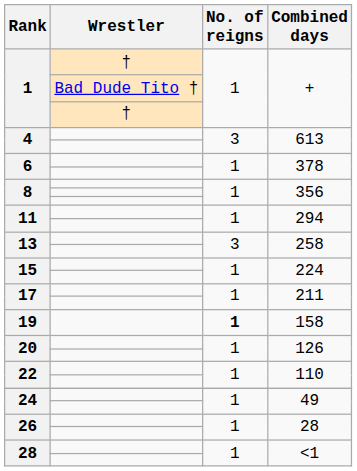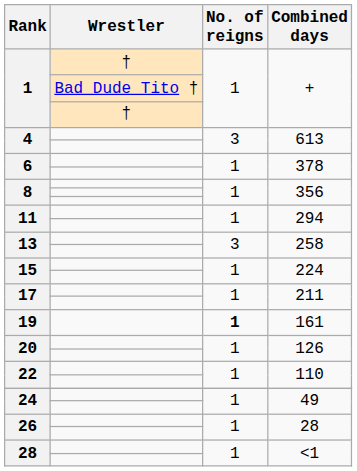(310, 323) 158 -> (310, 323) 161
